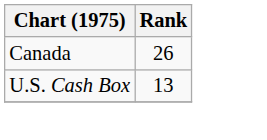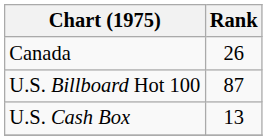+ row: (105, 85)
